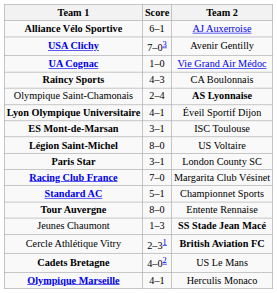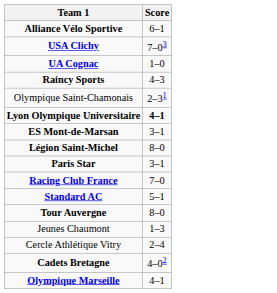- column: (222, 12)
(157, 96) 2–4 -> (157, 97) 2–31
(157, 112) normal -> (157, 115) bold
(157, 244) 2–31 -> (157, 245) 2–4
